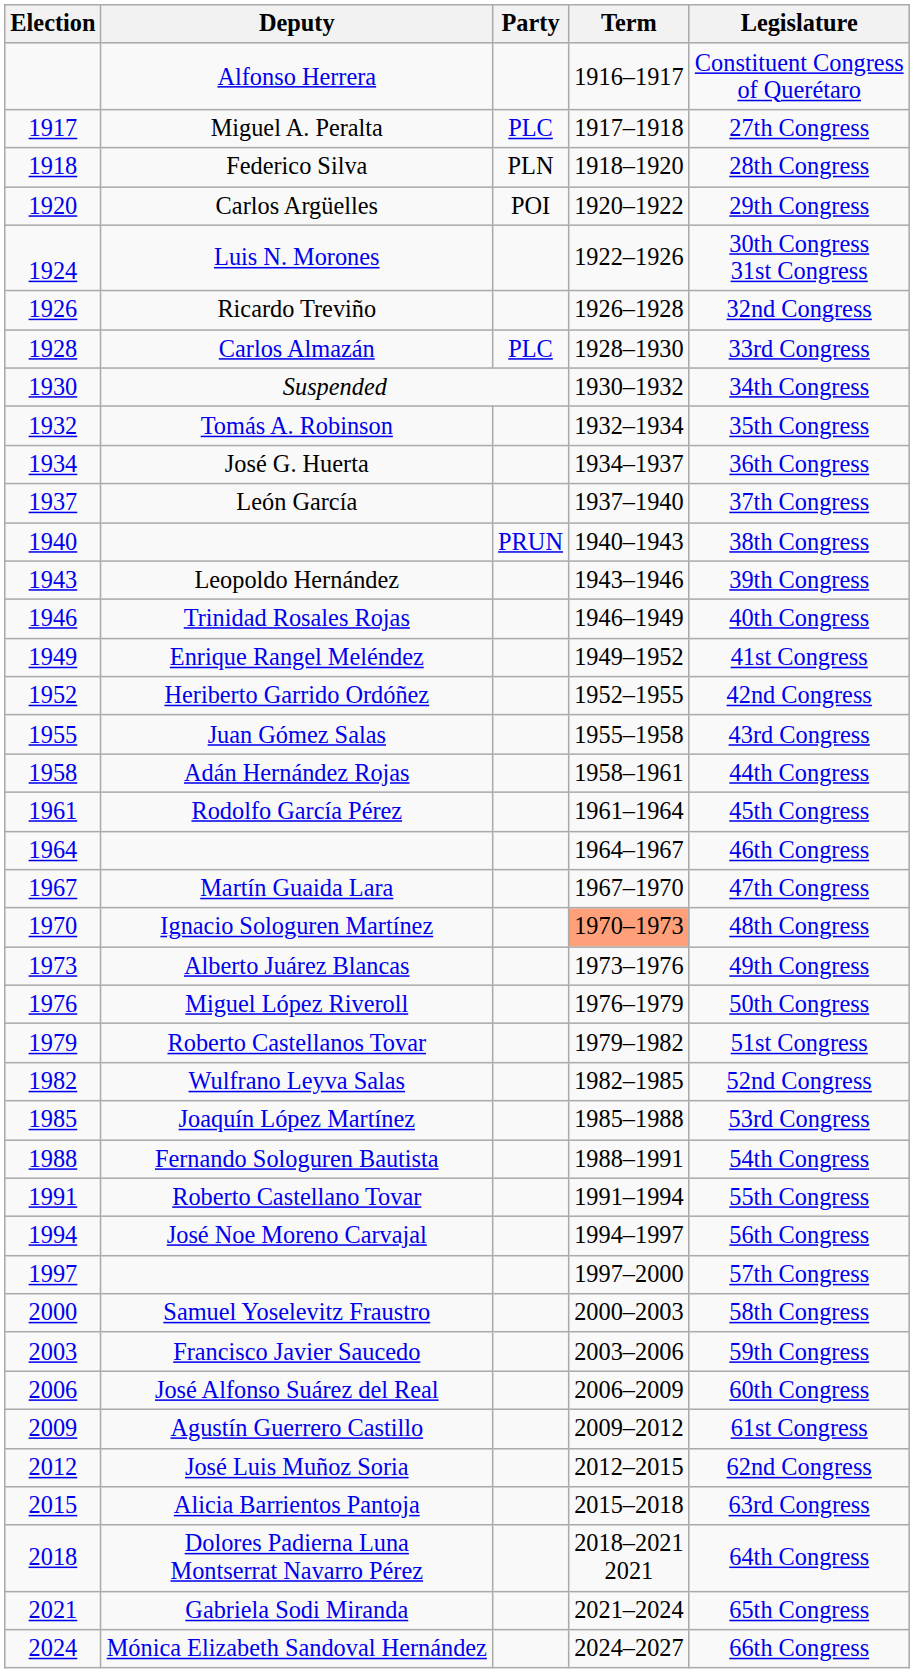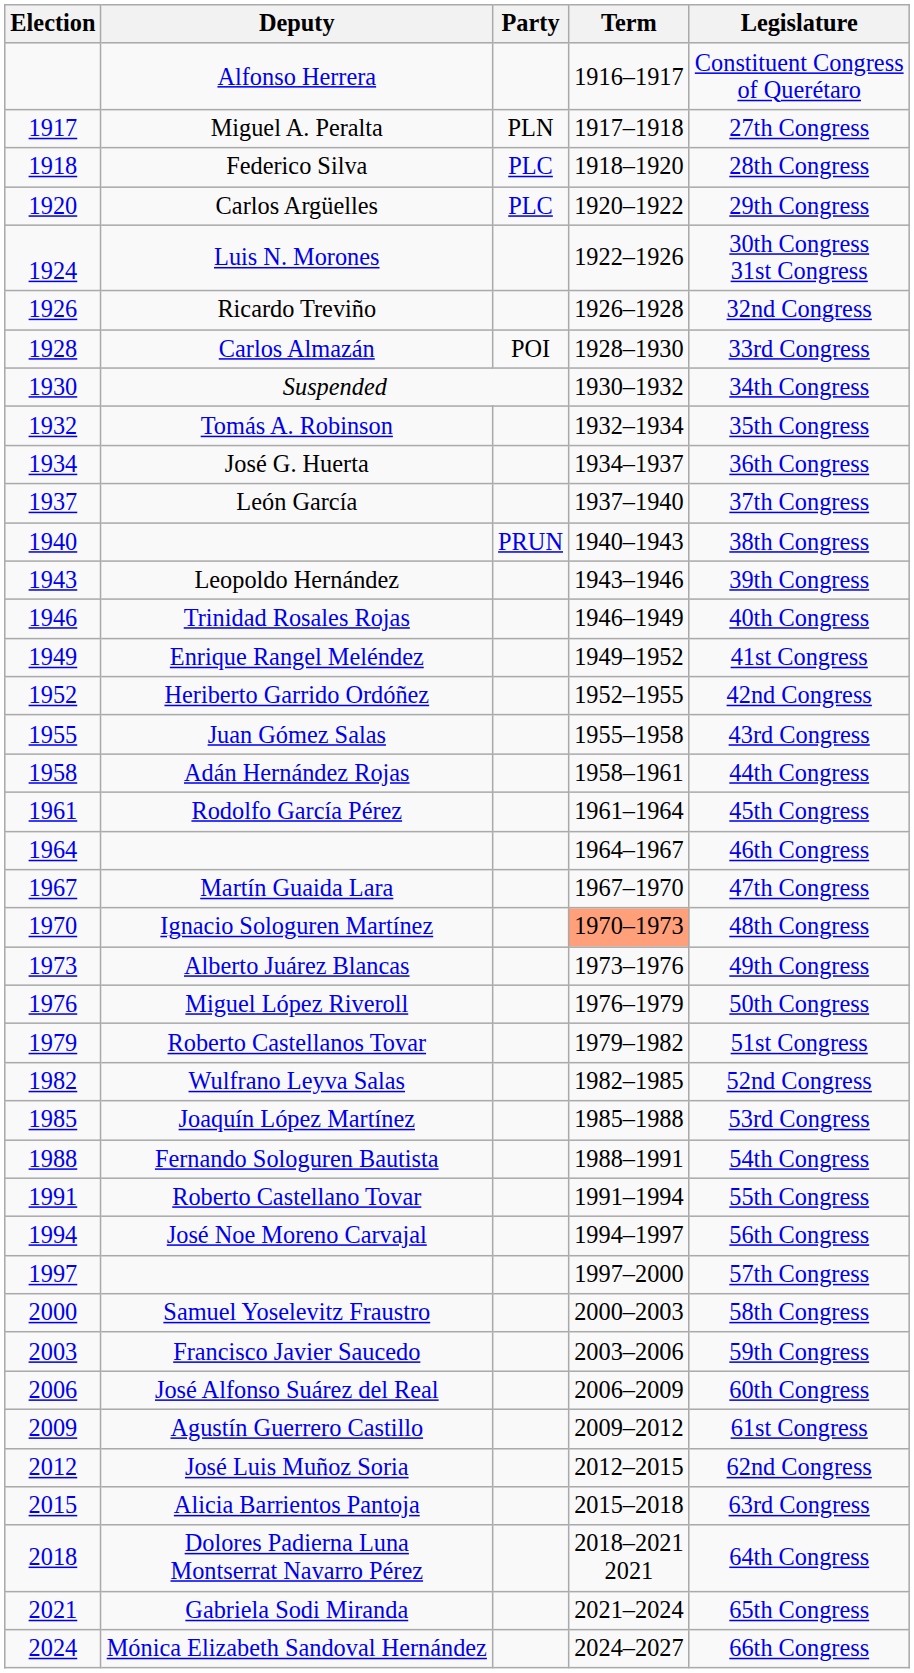(531, 128) PLC -> (531, 128) PLN
(531, 166) PLN -> (531, 166) PLC
(531, 205) POI -> (531, 205) PLC
(531, 348) PLC -> (531, 348) POI
